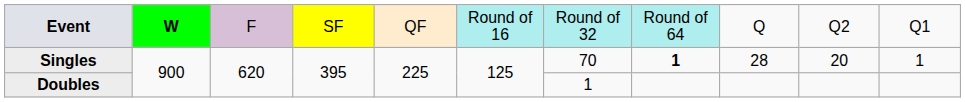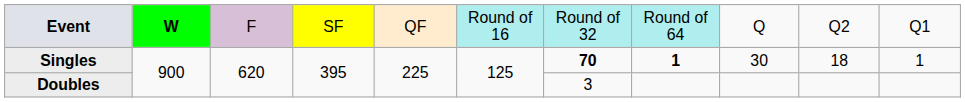(588, 60) normal -> (588, 60) bold
(759, 60) 28 -> (759, 60) 30
(839, 60) 20 -> (839, 60) 18
(588, 85) 1 -> (588, 85) 3
